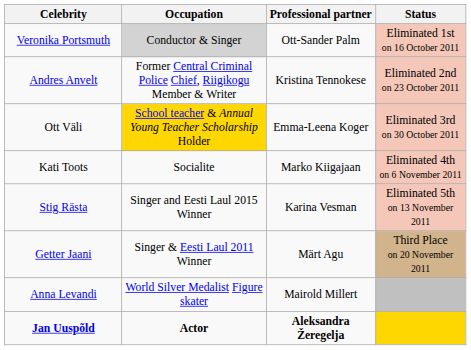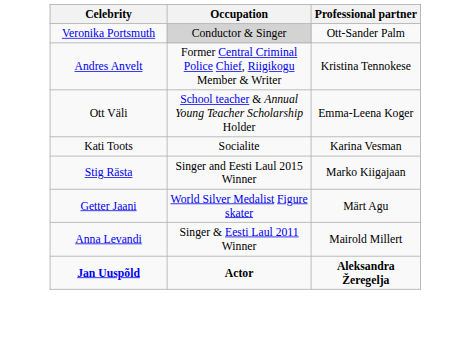- column: (420, 14)
(194, 127) gold background -> (239, 113) no background
(321, 167) Marko Kiigajaan -> (366, 146) Karina Vesman
(321, 207) Karina Vesman -> (366, 173) Marko Kiigajaan
(194, 254) Singer & Eesti Laul 2011 Winner -> (239, 206) World Silver Medalist Figure skater
(194, 294) World Silver Medalist Figure skater -> (239, 239) Singer & Eesti Laul 2011 Winner
